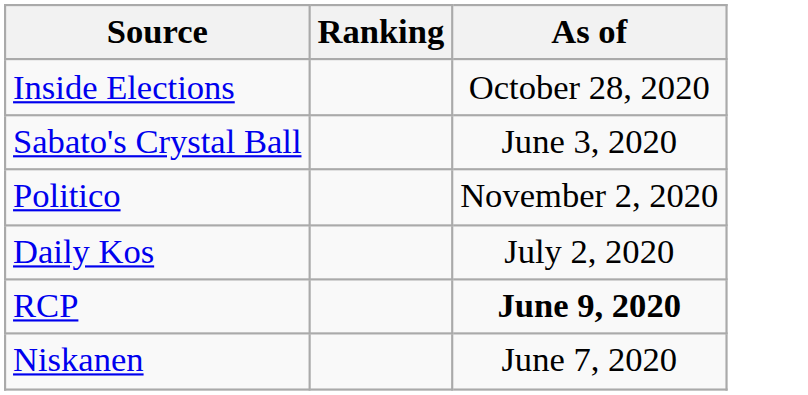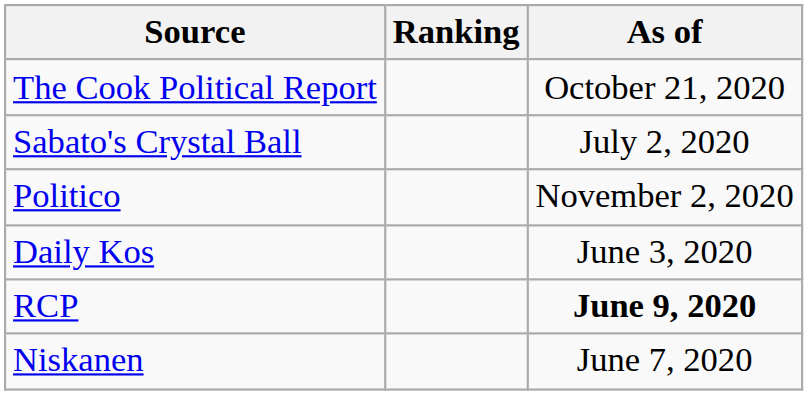+ row: (195, 86)
- row: (124, 86)
(589, 141) June 3, 2020 -> (665, 141) July 2, 2020
(589, 251) July 2, 2020 -> (665, 251) June 3, 2020
